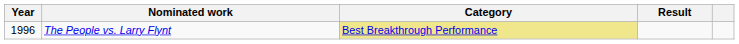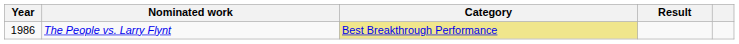(23, 30) 1996 -> (23, 30) 1986
